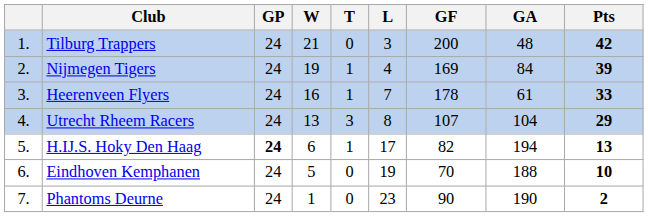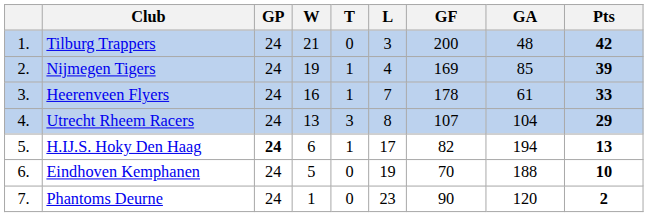(525, 69) 84 -> (525, 69) 85
(525, 198) 190 -> (525, 198) 120
